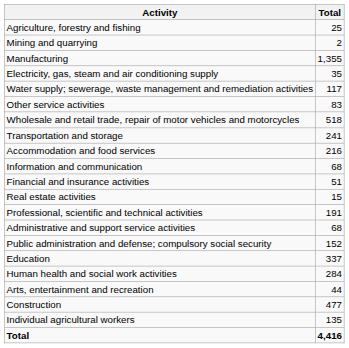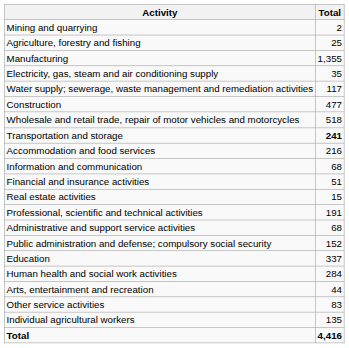rows swapped: (74, 28) <-> (52, 43)
rows swapped: (34, 305) <-> (55, 105)
(334, 135) normal -> (334, 135) bold
